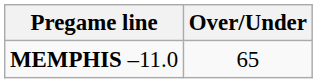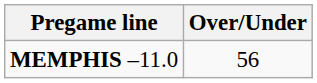(248, 58) 65 -> (248, 58) 56
